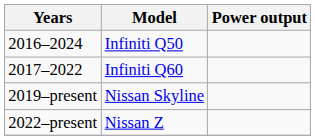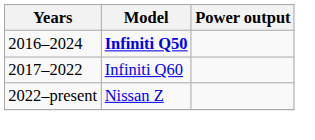(144, 43) normal -> (146, 43) bold
- row: (53, 95)
